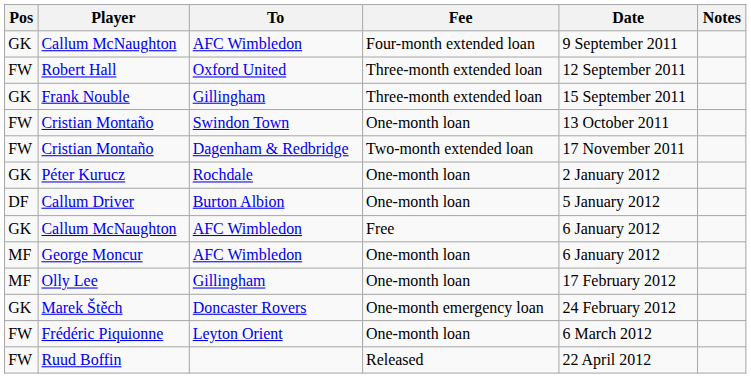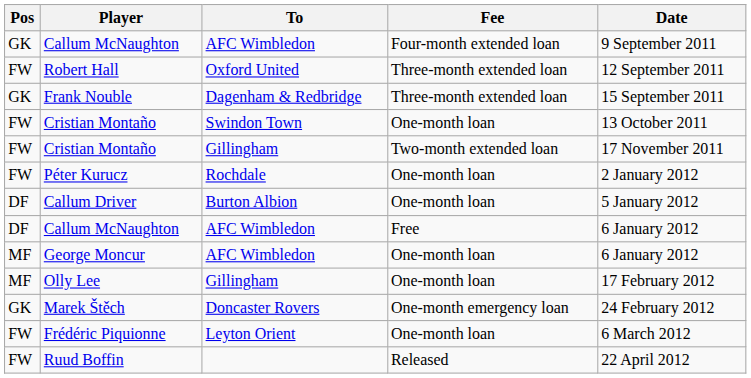- column: (722, 17)
(229, 96) Gillingham -> (284, 96) Dagenham & Redbridge
(271, 149) Dagenham & Redbridge -> (242, 149) Gillingham
(20, 175) GK -> (20, 175) FW
(20, 228) GK -> (18, 228) DF
